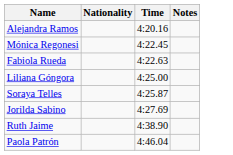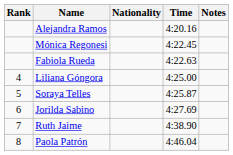+ column: (19, 12)
